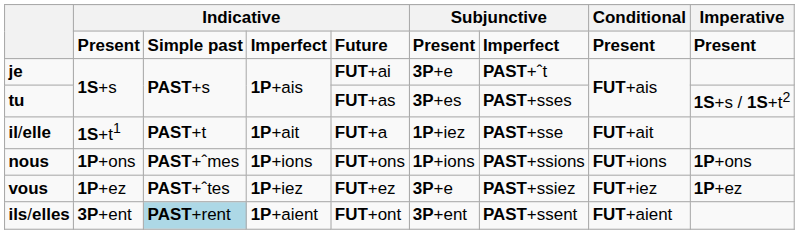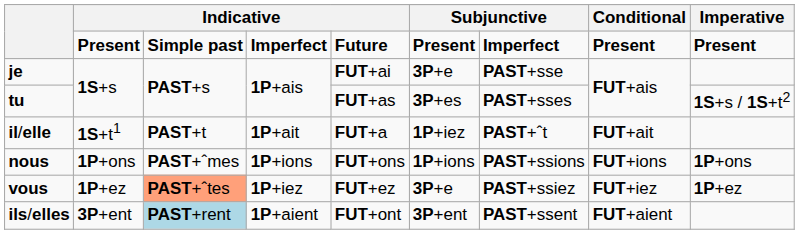(515, 71) PAST+ˆt -> (523, 71) PAST+sse
(523, 132) PAST+sse -> (515, 132) PAST+ˆt
(189, 188) no background -> (189, 188) lightsalmon background
